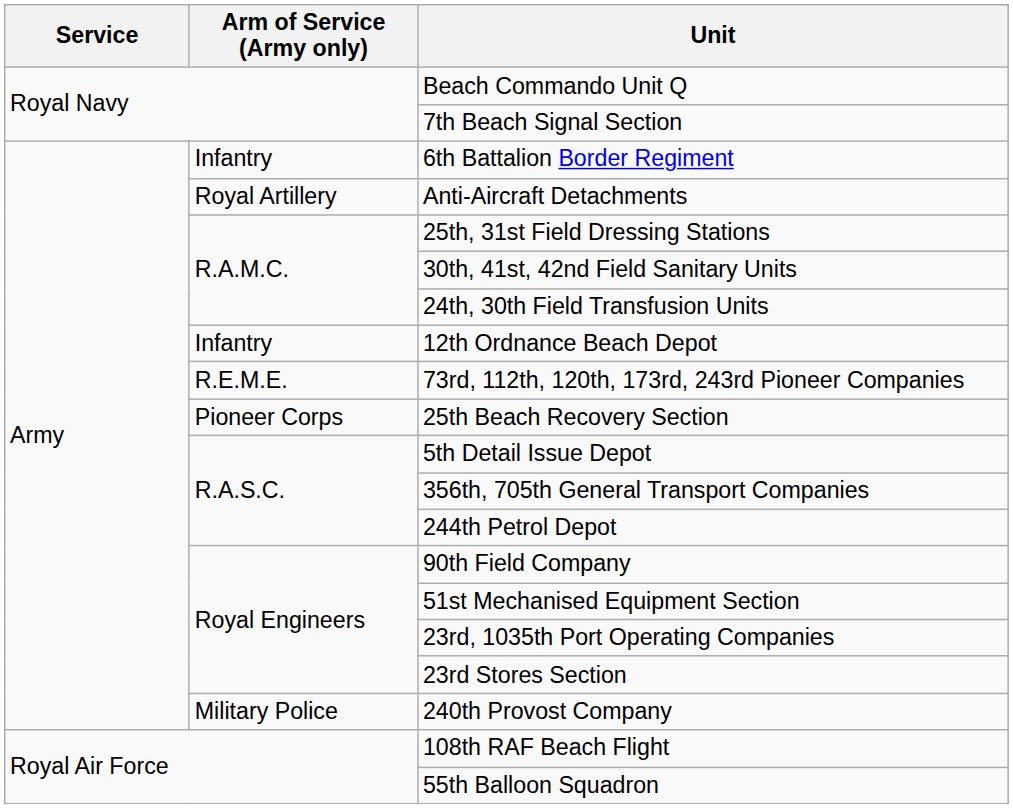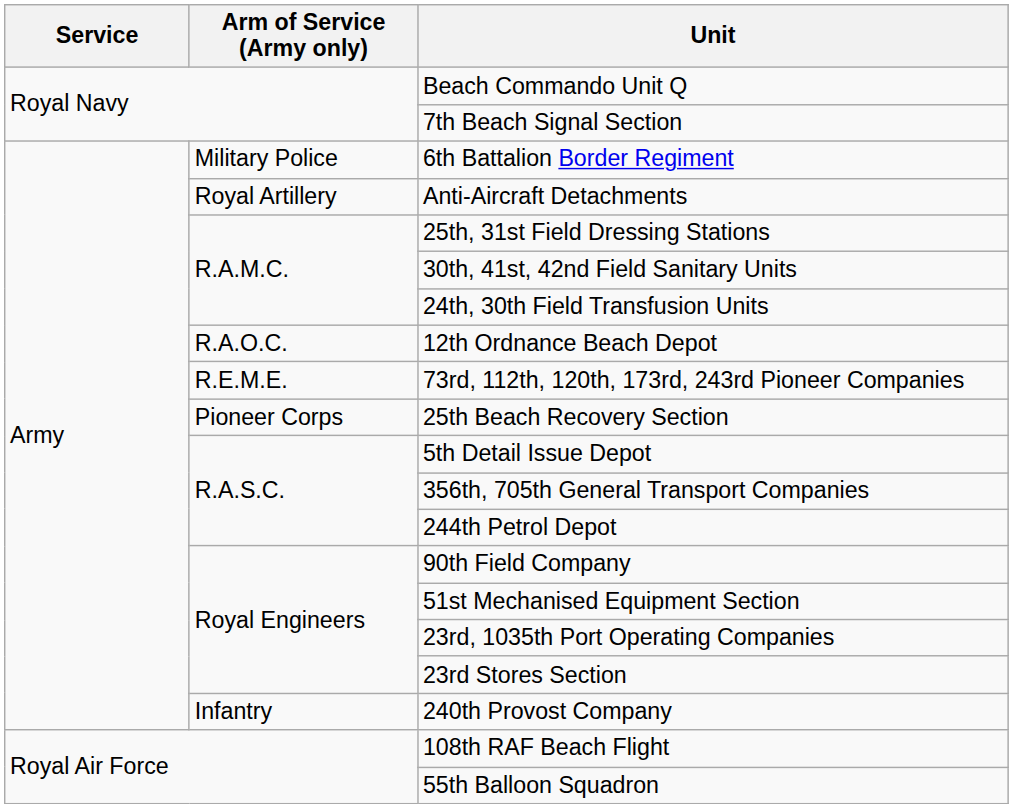(233, 159) Infantry -> (266, 159) Military Police
(233, 343) Infantry -> (241, 343) R.A.O.C.
(266, 711) Military Police -> (233, 711) Infantry
